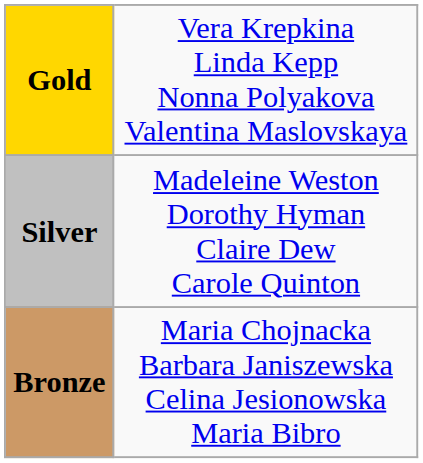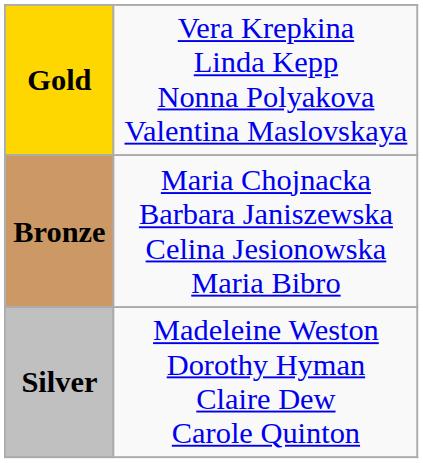rows swapped: (59, 230) <-> (59, 381)
